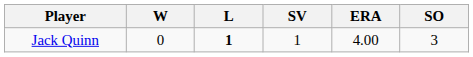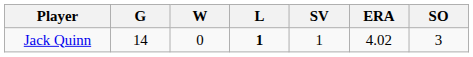+ column: (140, 16)
(366, 39) 4.00 -> (379, 39) 4.02
